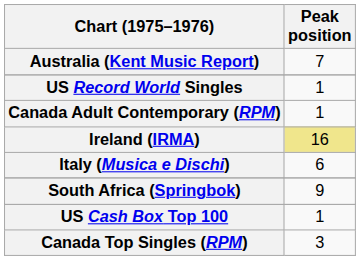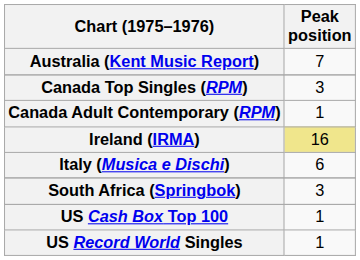rows swapped: (144, 242) <-> (144, 87)
(320, 191) 9 -> (320, 191) 3
